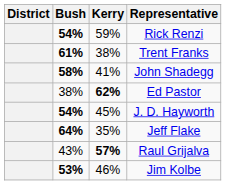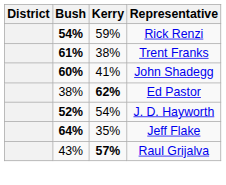(71, 72) 58% -> (71, 72) 60%
(71, 111) 54% -> (71, 111) 52%
(108, 111) 45% -> (108, 111) 54%
- row: (174, 170)
